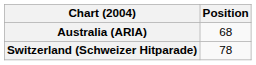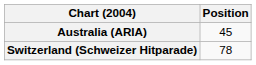(226, 32) 68 -> (226, 32) 45
